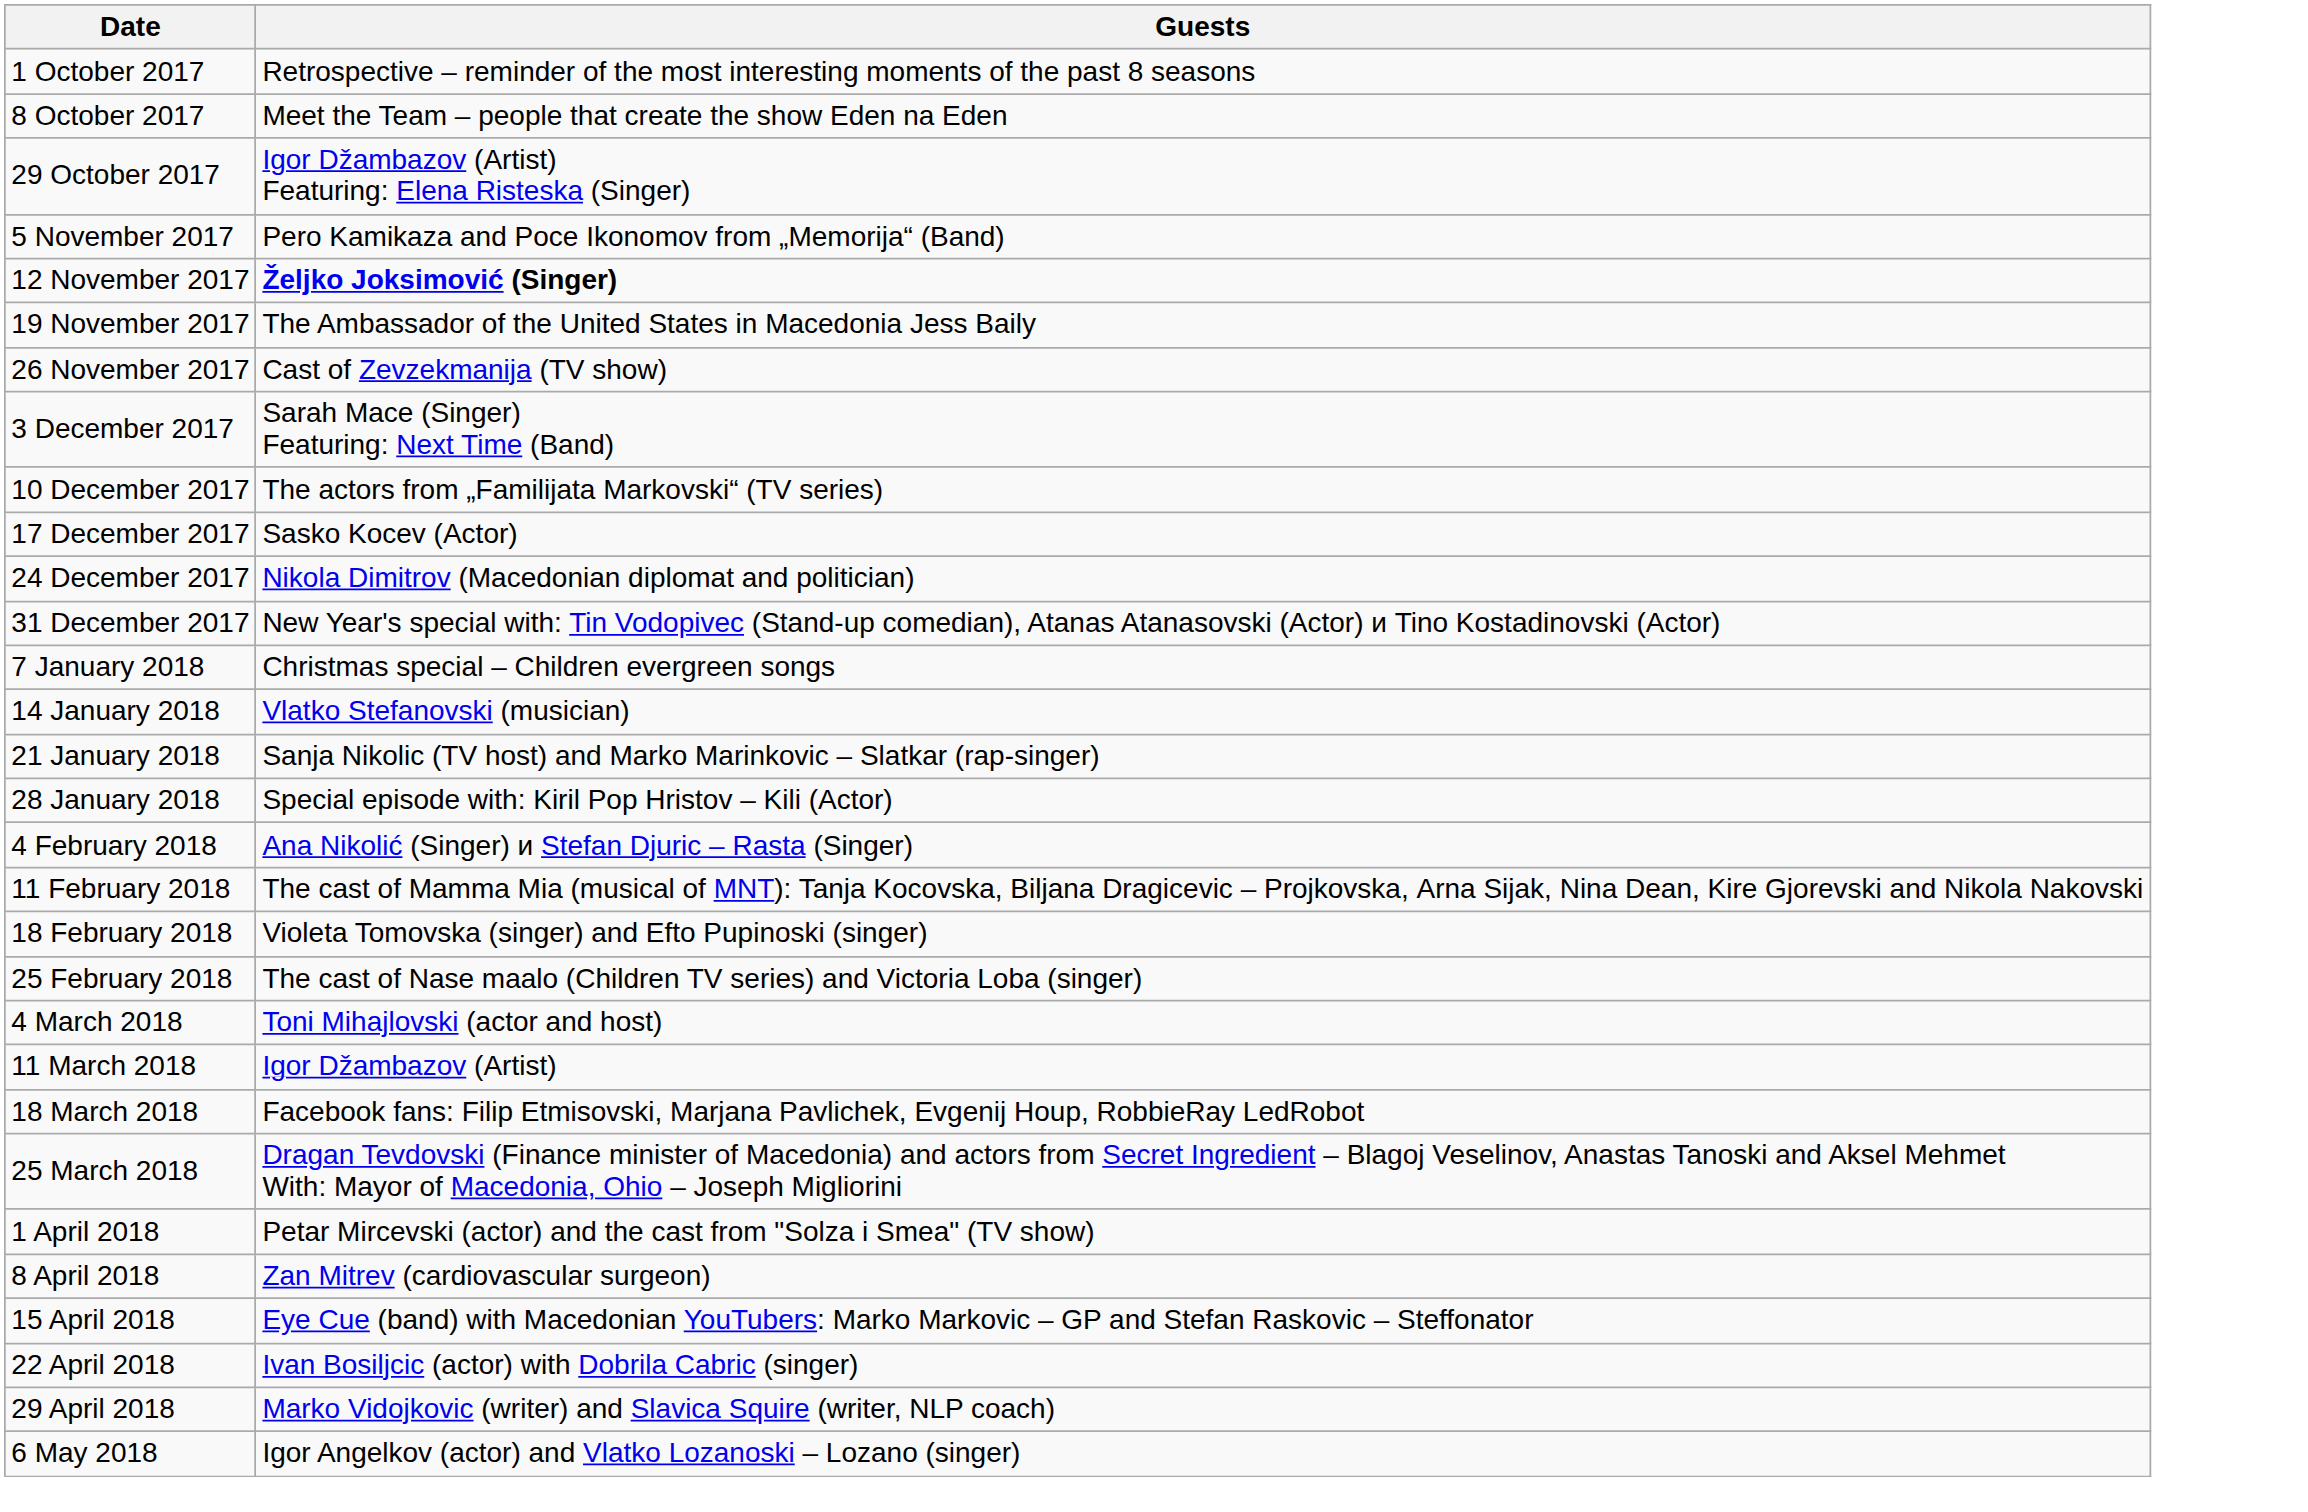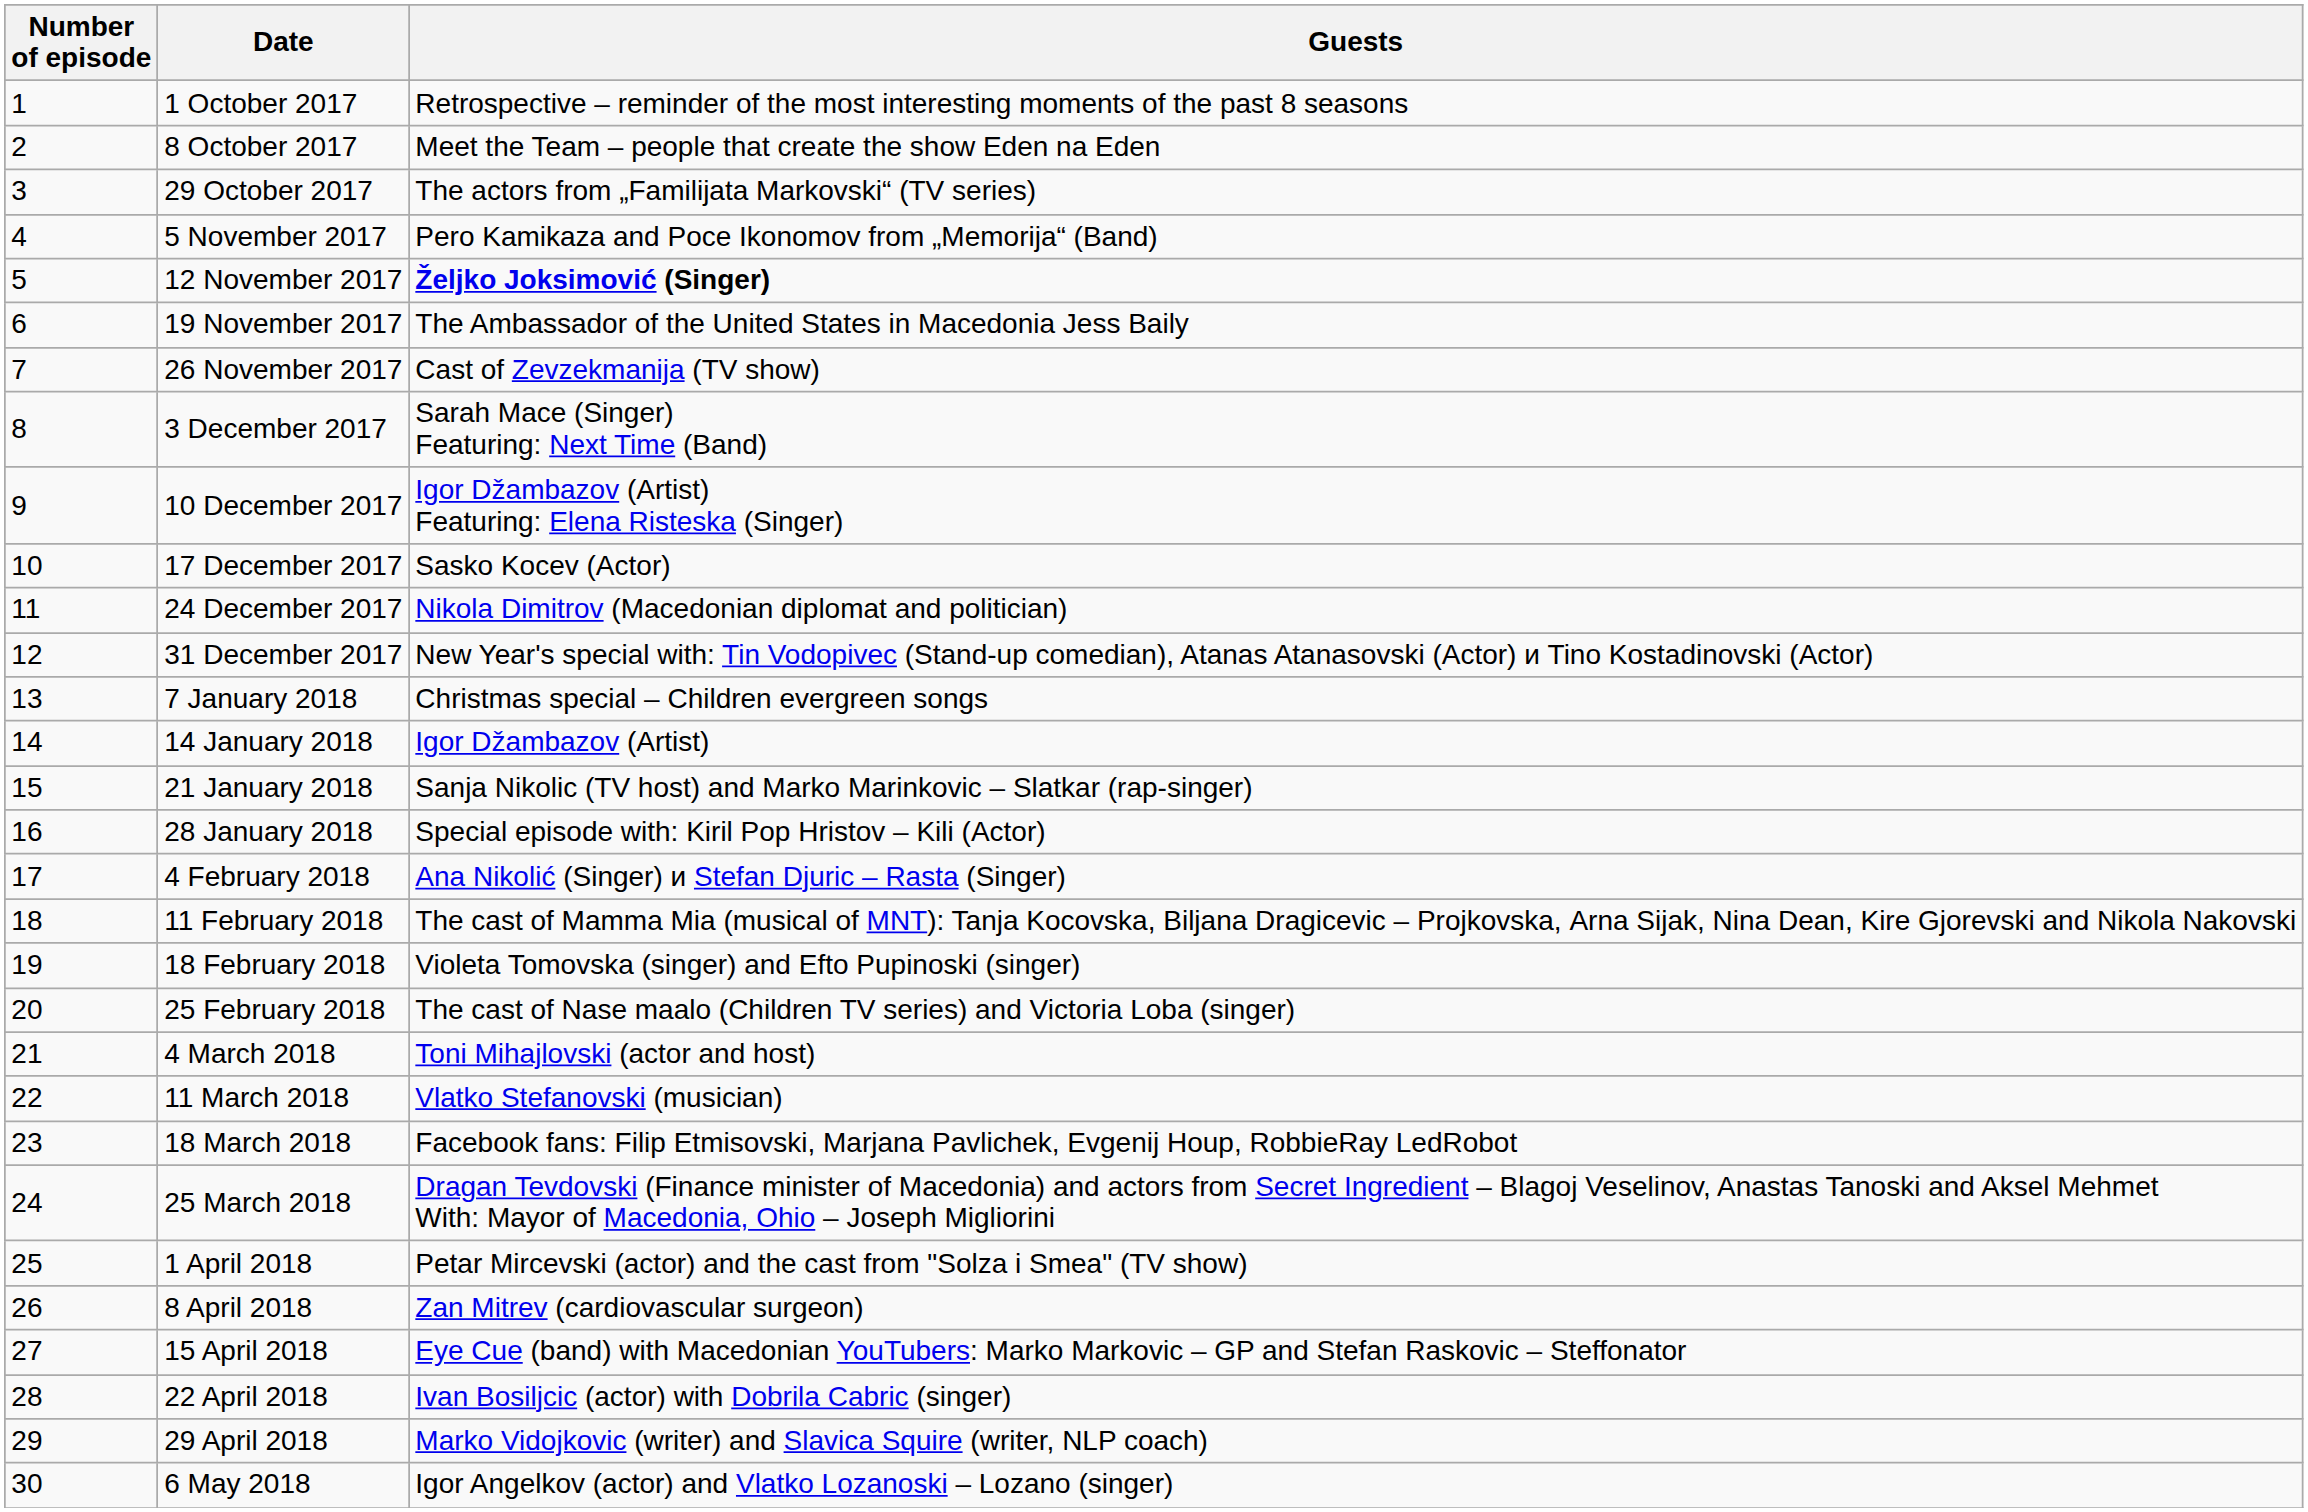+ column: (81, 42)
(476, 175) Igor Džambazov (Artist) Featuring: Elena Risteska (Singer) -> (726, 191) The actors from „Familijata Markovski“ (TV series)
(573, 489) The actors from „Familijata Markovski“ (TV series) -> (629, 505) Igor Džambazov (Artist) Featuring: Elena Risteska (Singer)
(446, 711) Vlatko Stefanovski (musician) -> (562, 742) Igor Džambazov (Artist)
(409, 1066) Igor Džambazov (Artist) -> (599, 1098) Vlatko Stefanovski (musician)
